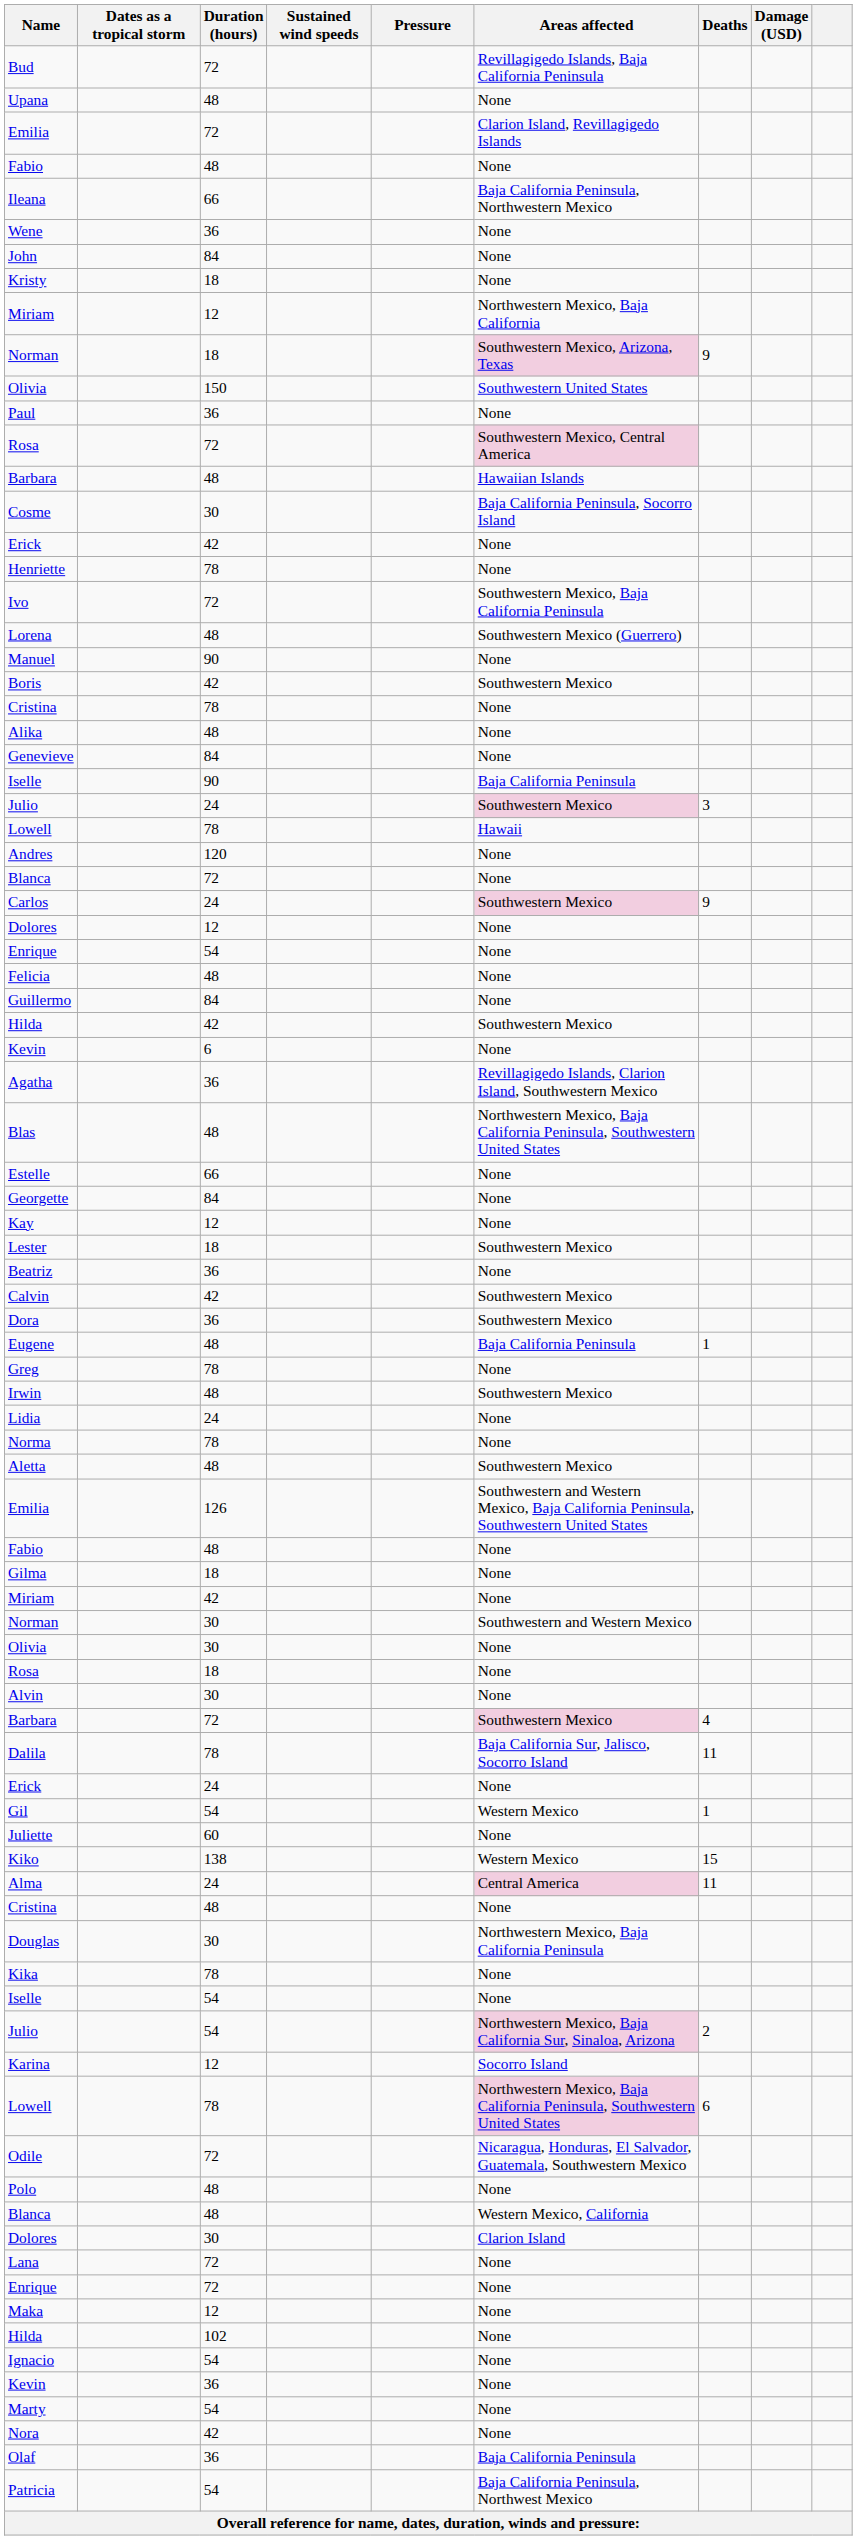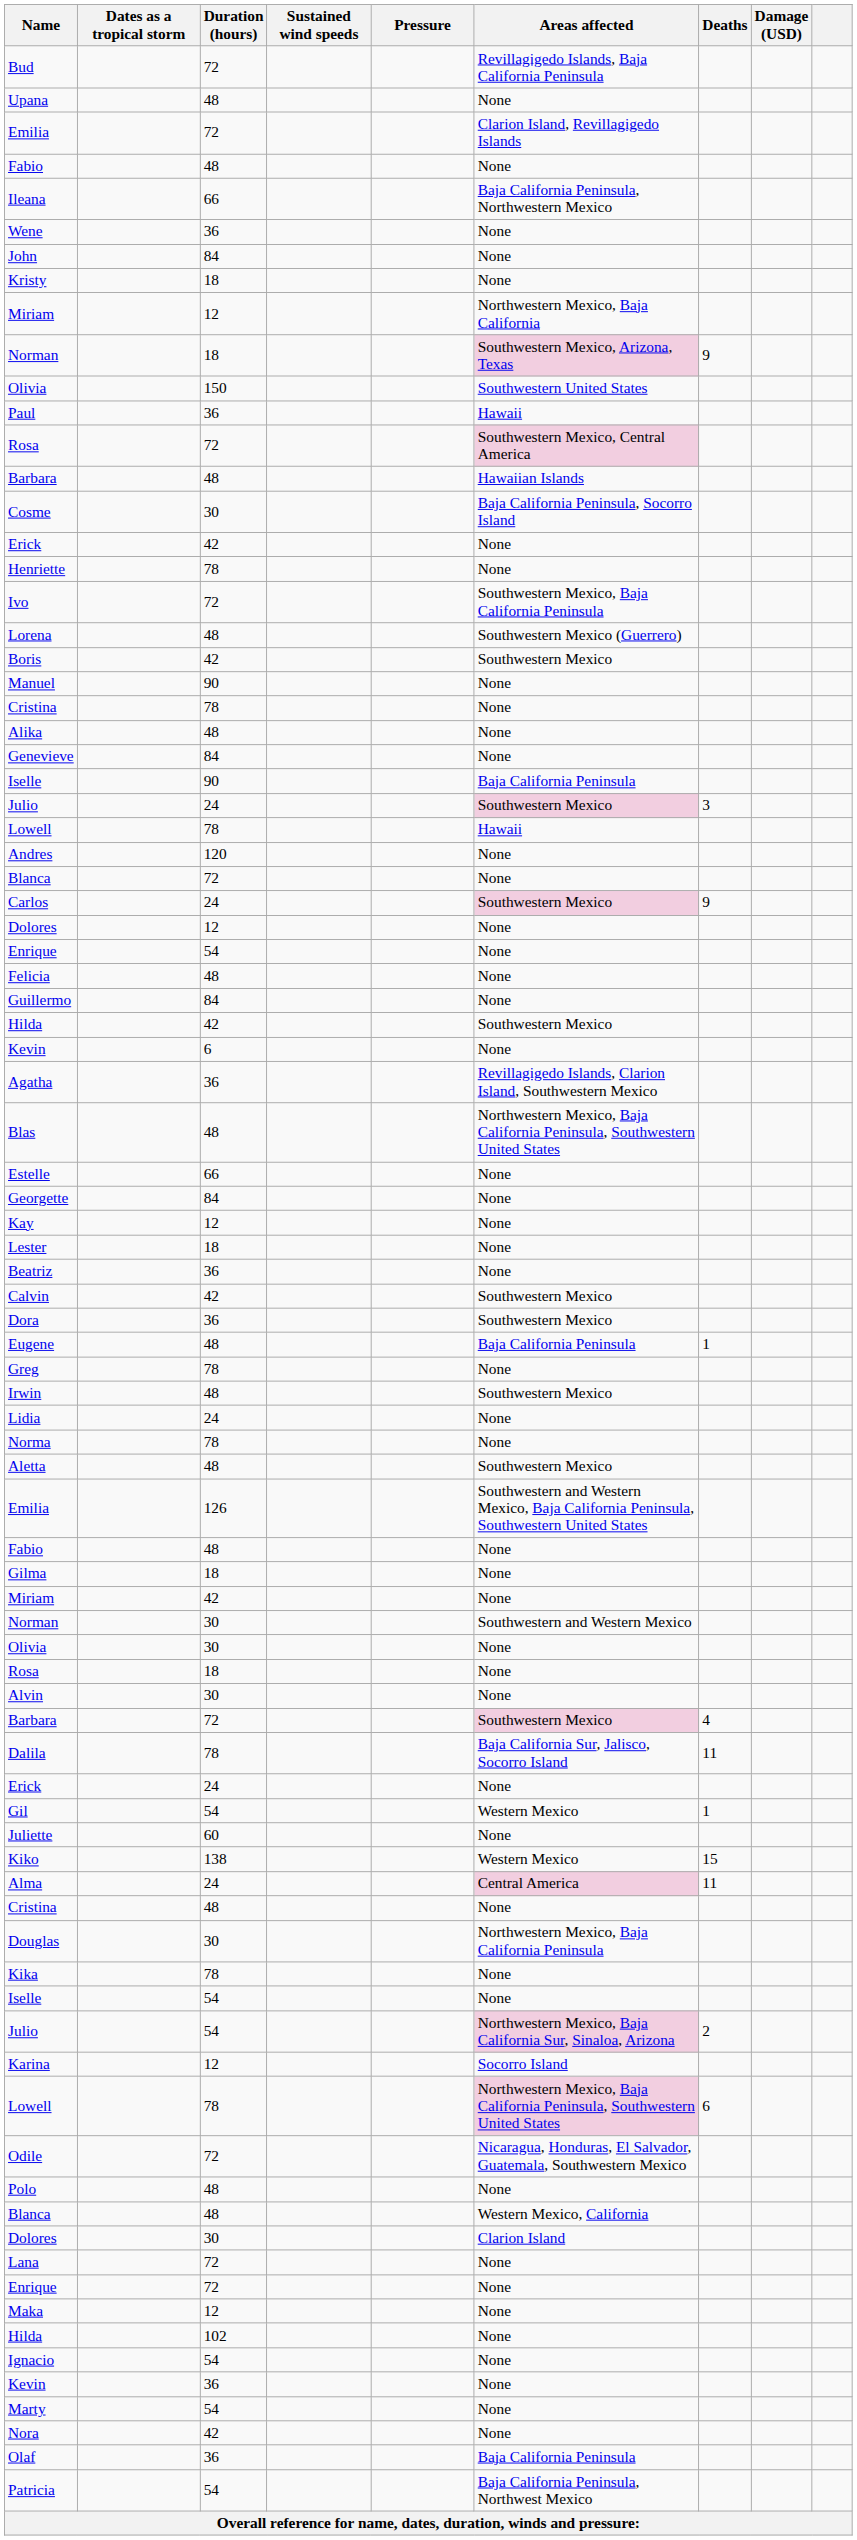(494, 412) None -> (500, 412) Hawaii
rows swapped: (31, 659) <-> (25, 683)
(545, 1247) Southwestern Mexico -> (494, 1247) None
